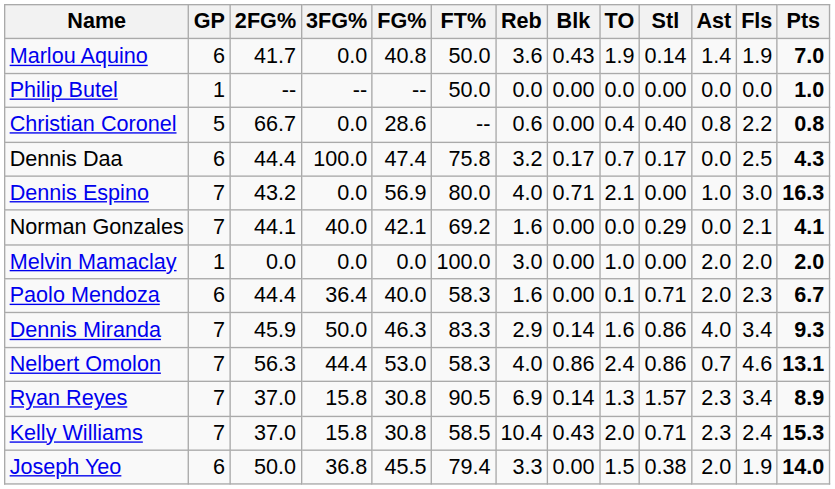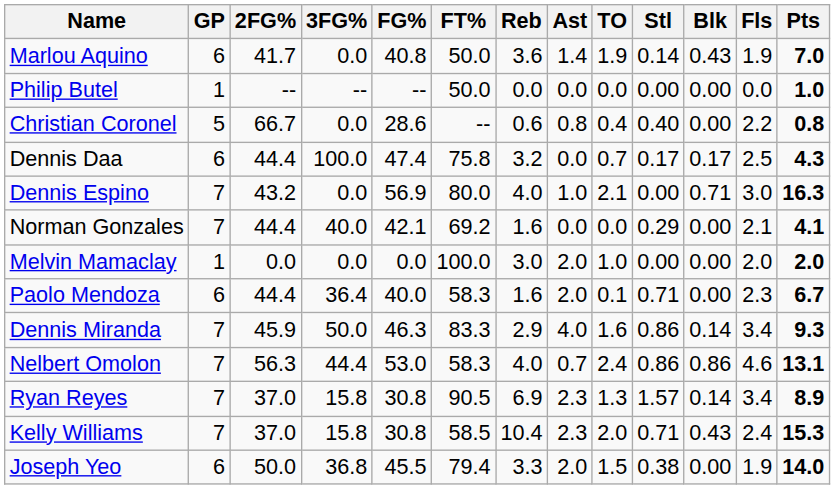columns swapped: (714, 21) <-> (573, 21)
(275, 227) 44.1 -> (275, 227) 44.4
